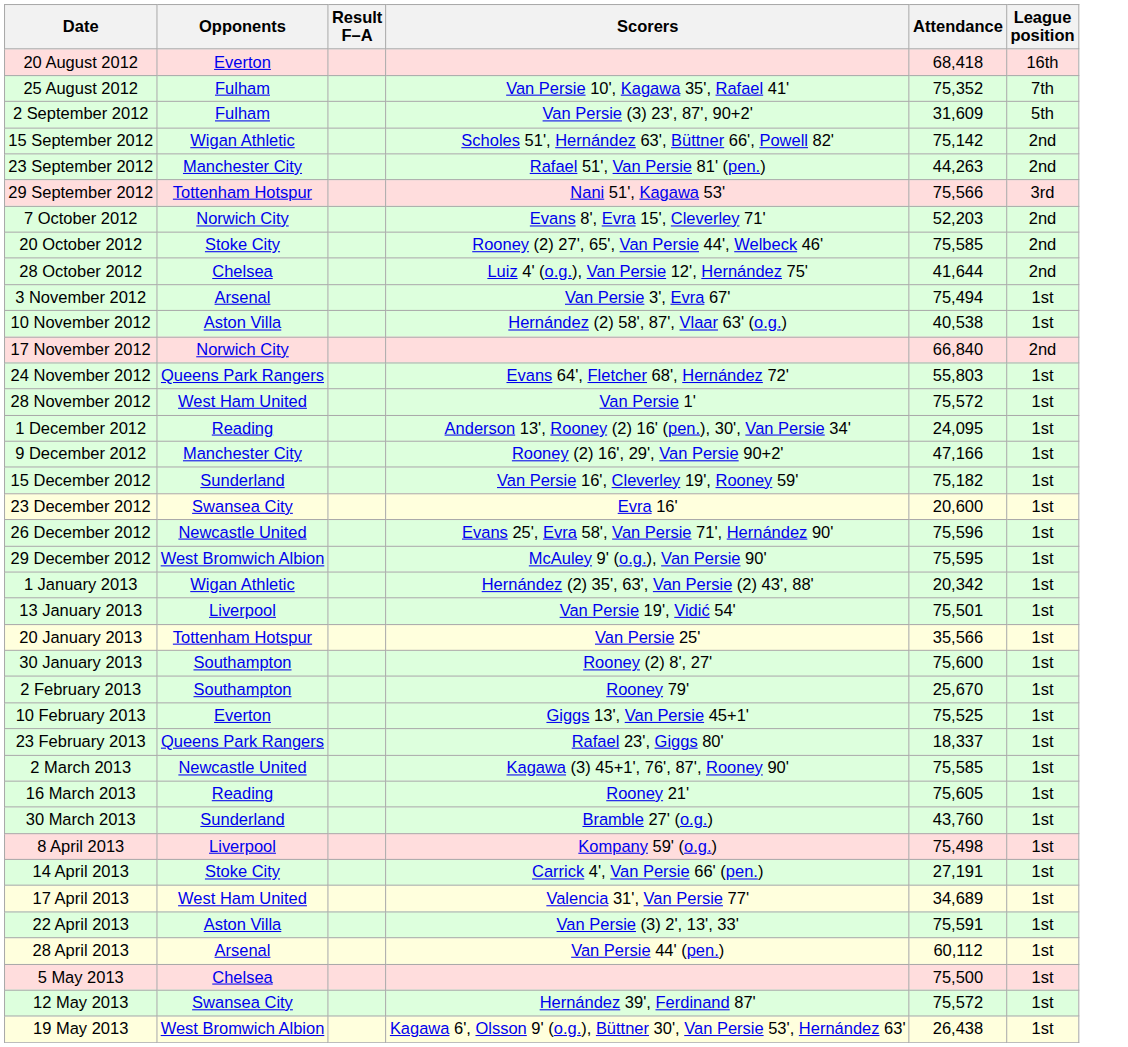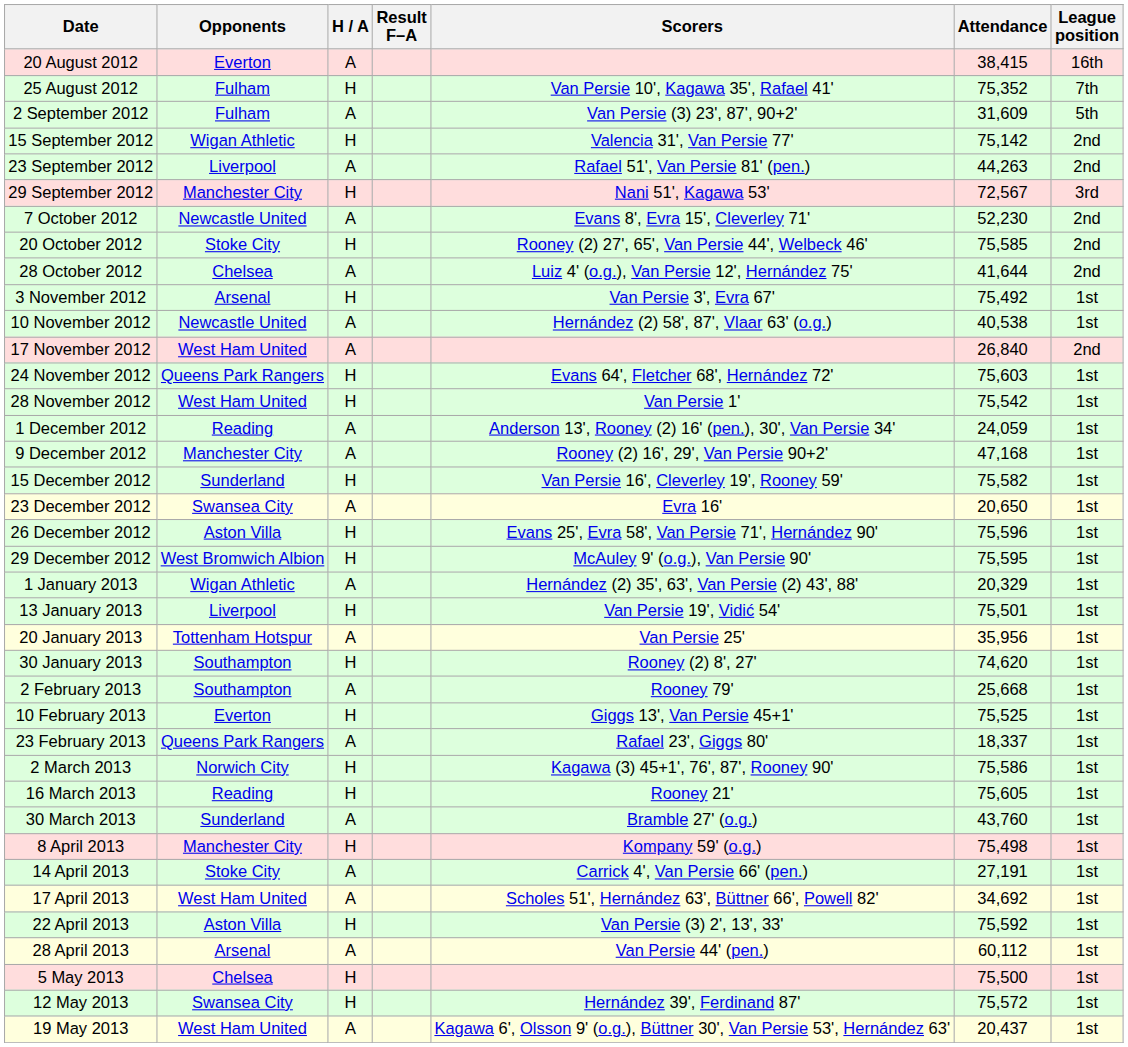+ column: (350, 26)
(958, 62) 68,418 -> (1003, 62) 38,415
(648, 140) Scholes 51', Hernández 63', Büttner 66', Powell 82' -> (692, 140) Valencia 31', Van Persie 77'
(242, 166) Manchester City -> (242, 166) Liverpool
(242, 192) Tottenham Hotspur -> (242, 192) Manchester City
(958, 192) 75,566 -> (1003, 192) 72,567
(242, 219) Norwich City -> (242, 219) Newcastle United
(958, 219) 52,203 -> (1003, 219) 52,230
(958, 297) 75,494 -> (1003, 297) 75,492
(242, 323) Aston Villa -> (242, 323) Newcastle United
(242, 349) Norwich City -> (242, 349) West Ham United
(958, 349) 66,840 -> (1003, 349) 26,840
(958, 375) 55,803 -> (1003, 375) 75,603
(958, 402) 75,572 -> (1003, 402) 75,542
(958, 428) 24,095 -> (1003, 428) 24,059
(958, 454) 47,166 -> (1003, 454) 47,168
(958, 480) 75,182 -> (1003, 480) 75,582
(958, 506) 20,600 -> (1003, 506) 20,650
(242, 532) Newcastle United -> (242, 532) Aston Villa
(958, 584) 20,342 -> (1003, 584) 20,329
(958, 637) 35,566 -> (1003, 637) 35,956
(958, 663) 75,600 -> (1003, 663) 74,620
(958, 689) 25,670 -> (1003, 689) 25,668
(242, 767) Newcastle United -> (242, 767) Norwich City
(958, 767) 75,585 -> (1003, 767) 75,586
(242, 846) Liverpool -> (242, 846) Manchester City
(648, 898) Valencia 31', Van Persie 77' -> (692, 898) Scholes 51', Hernández 63', Büttner 66', Powell 82'
(958, 898) 34,689 -> (1003, 898) 34,692
(958, 924) 75,591 -> (1003, 924) 75,592
(242, 1029) West Bromwich Albion -> (242, 1029) West Ham United
(958, 1029) 26,438 -> (1003, 1029) 20,437
